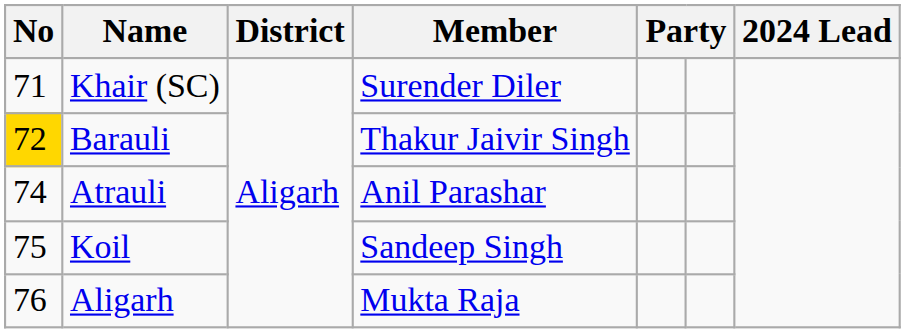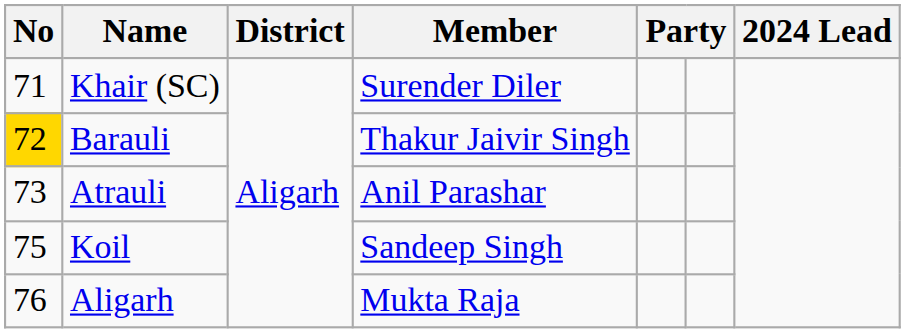(30, 192) 74 -> (30, 192) 73
